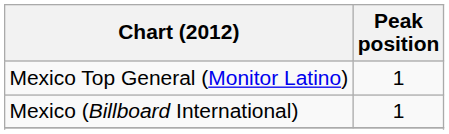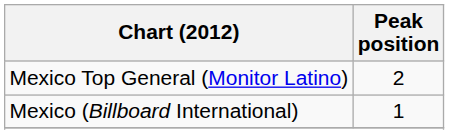(399, 77) 1 -> (399, 77) 2
